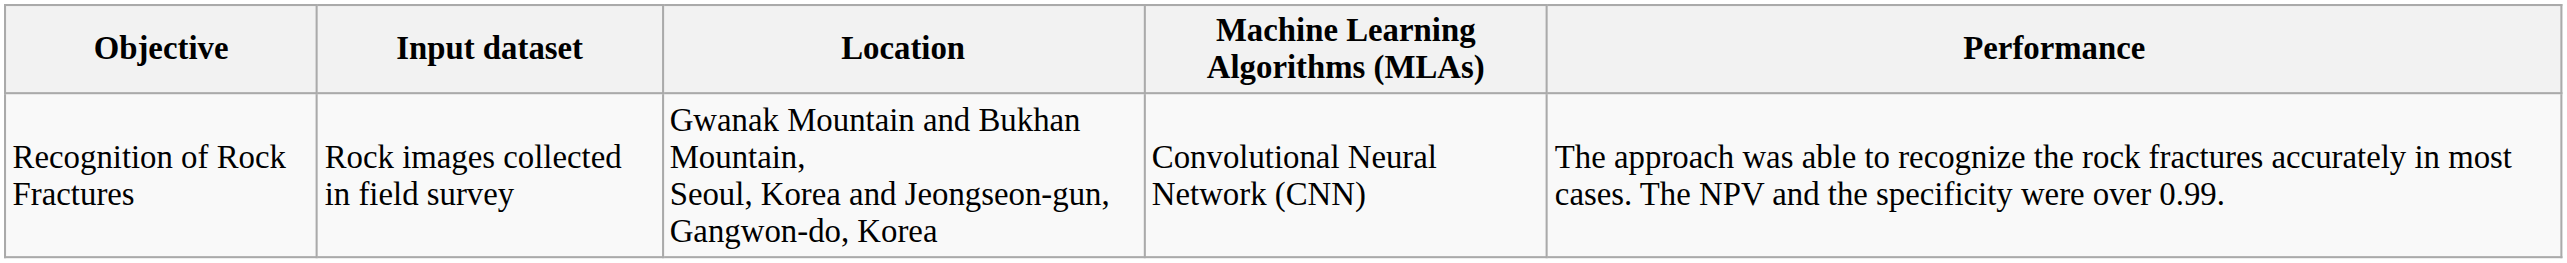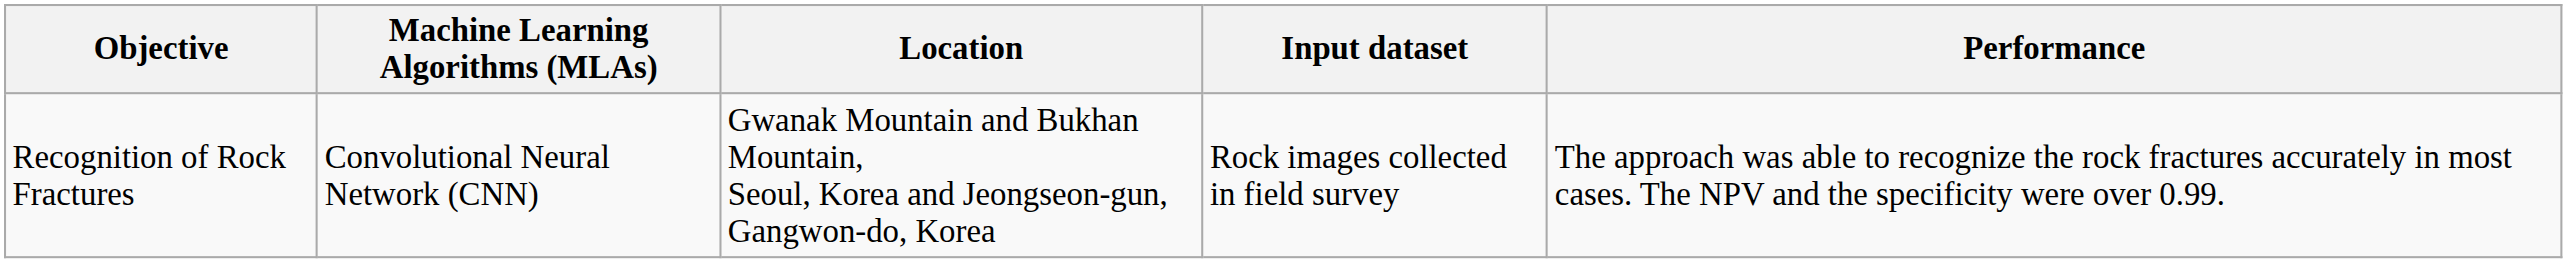columns swapped: (490, 48) <-> (1346, 48)
